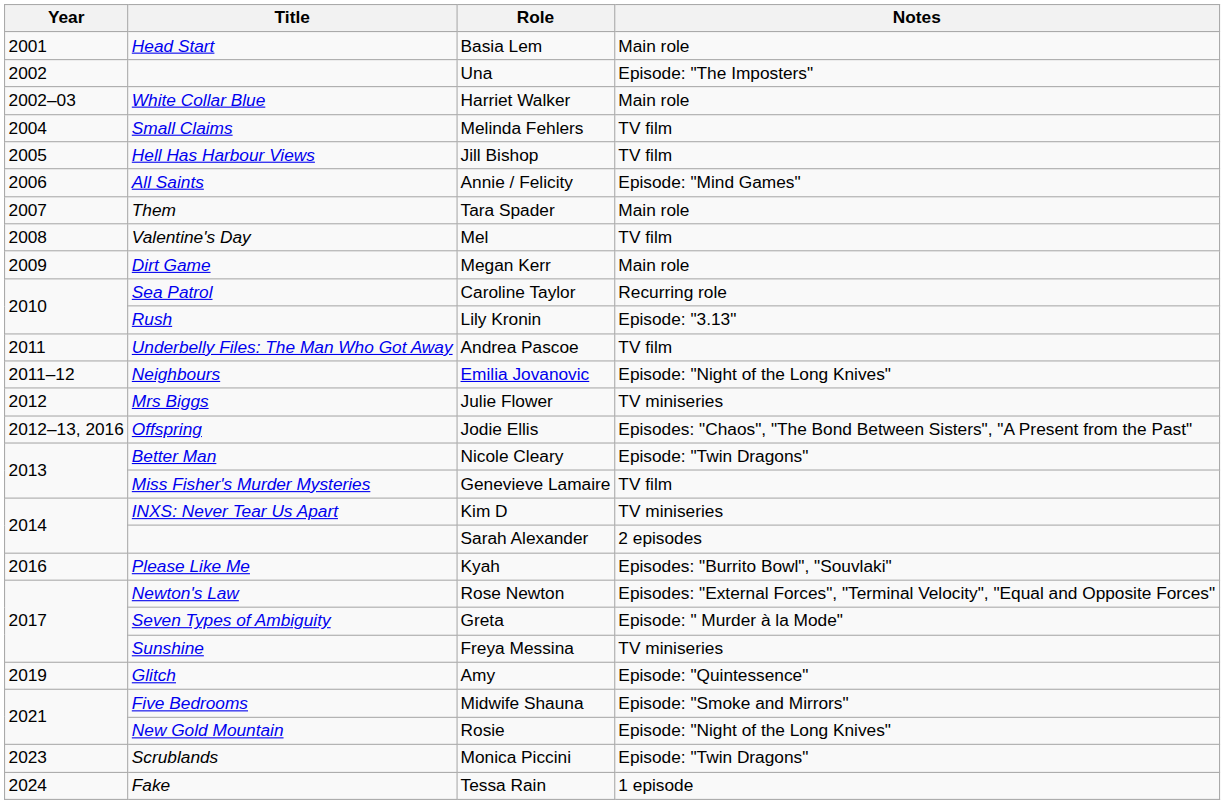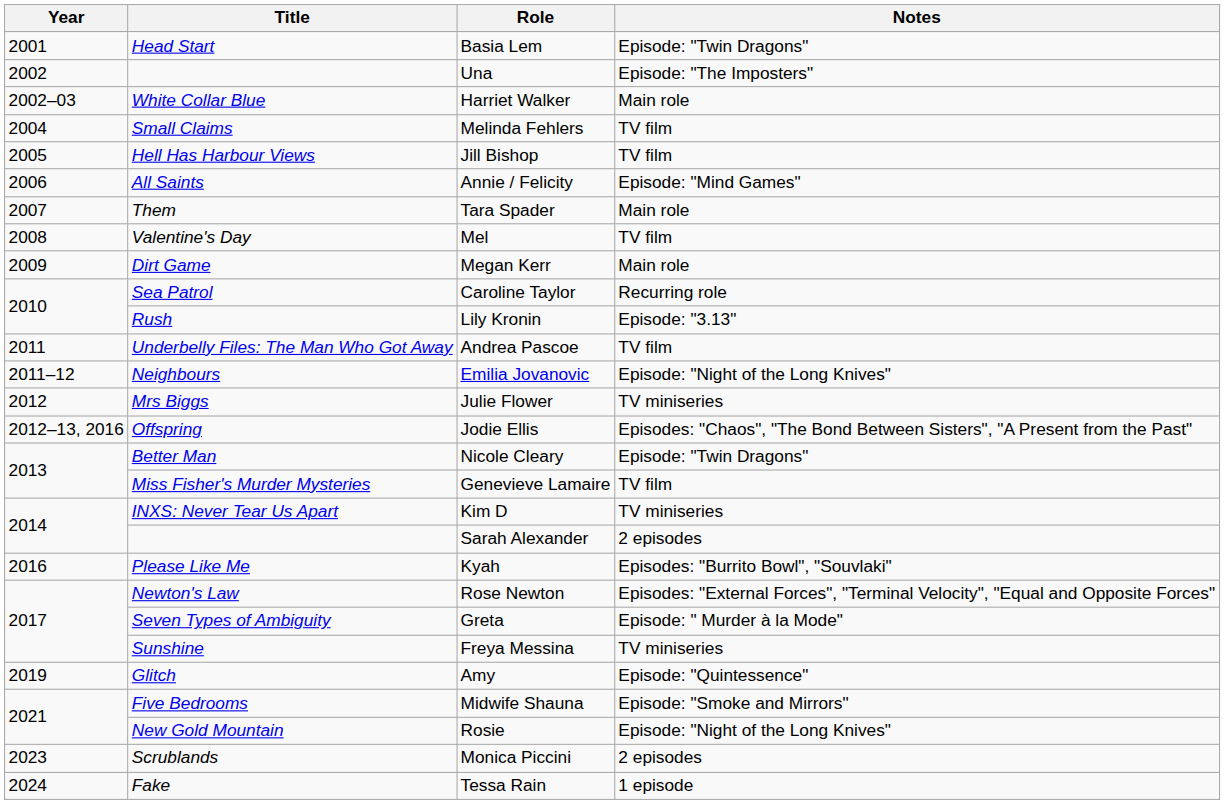(654, 45) Main role -> (713, 45) Episode: "Twin Dragons"
(713, 758) Episode: "Twin Dragons" -> (660, 758) 2 episodes
